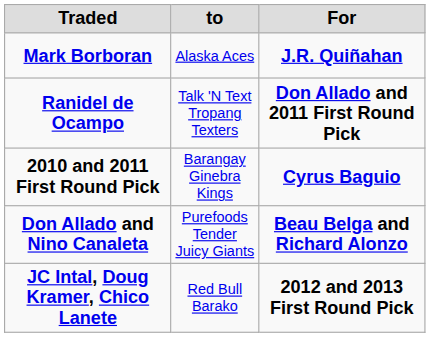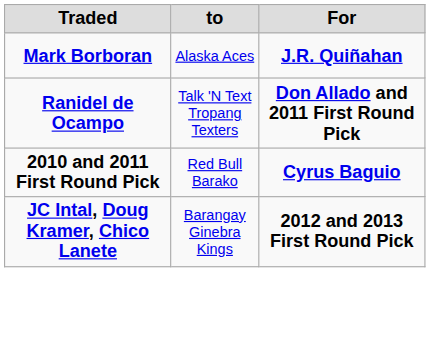(215, 177) Barangay Ginebra Kings -> (215, 172) Red Bull Barako
- row: (88, 234)
(215, 298) Red Bull Barako -> (215, 231) Barangay Ginebra Kings
